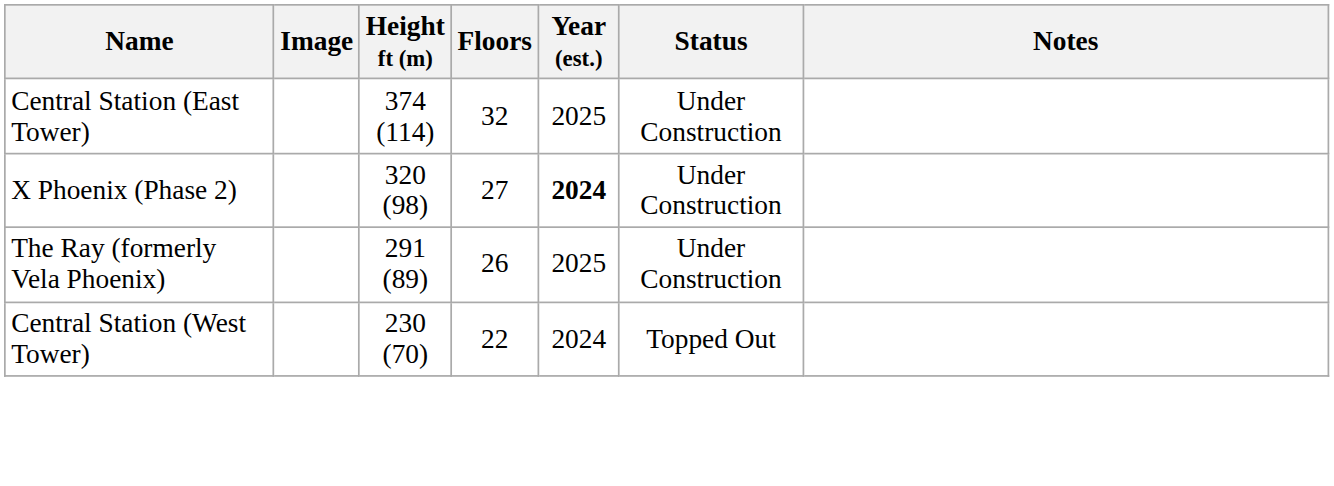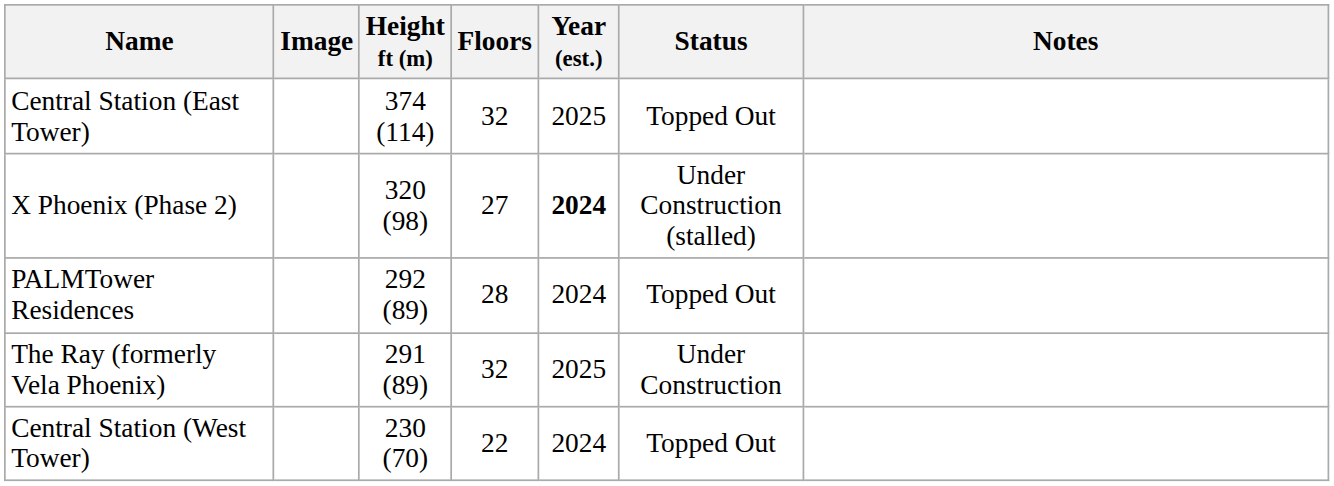(711, 115) Under Construction -> (711, 115) Topped Out
(711, 189) Under Construction -> (711, 205) Under Construction (stalled)
+ row: (83, 294)
(495, 264) 26 -> (495, 369) 32
